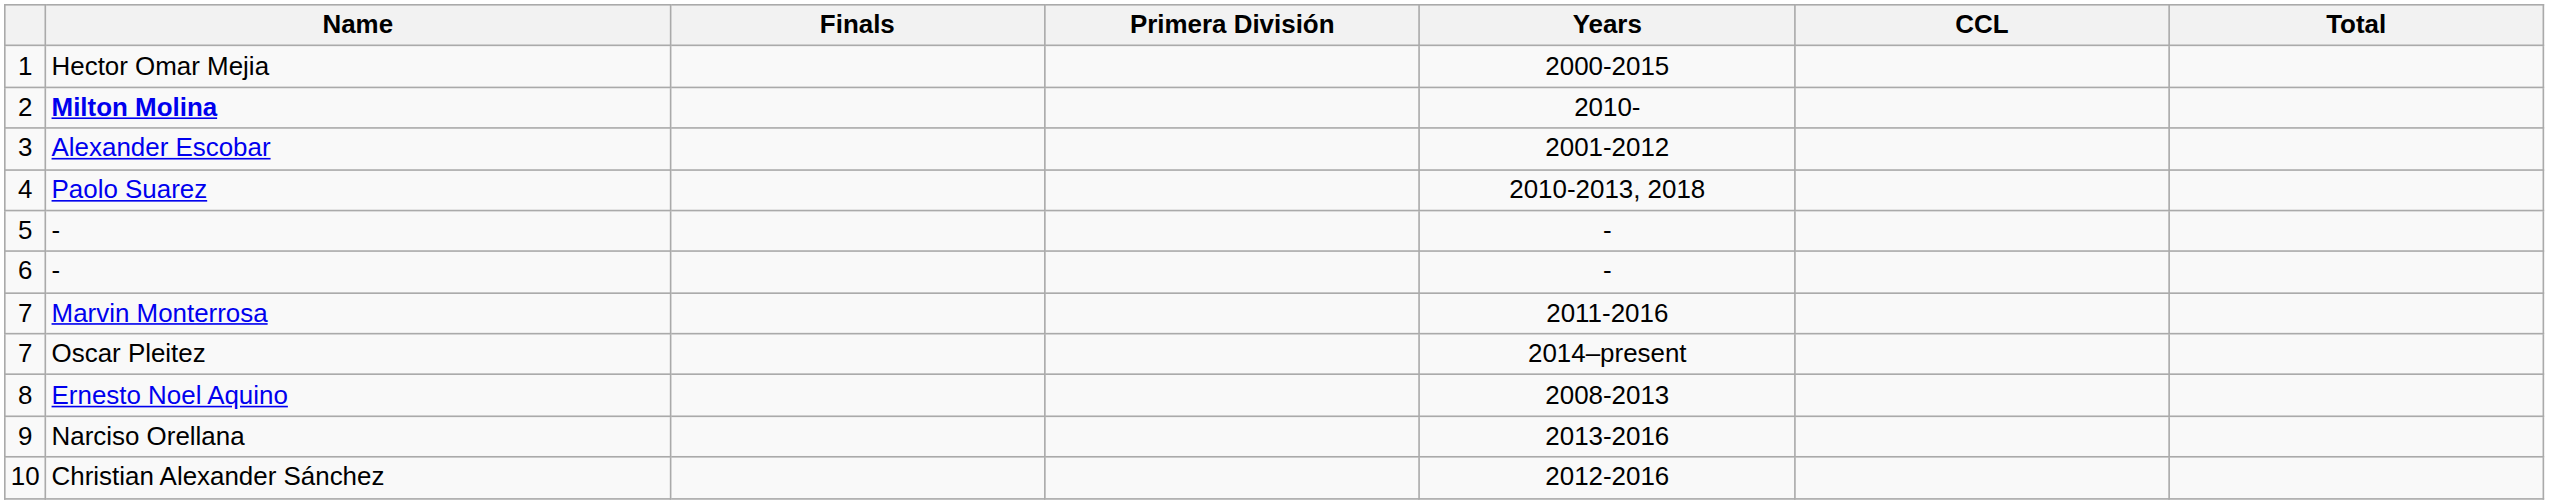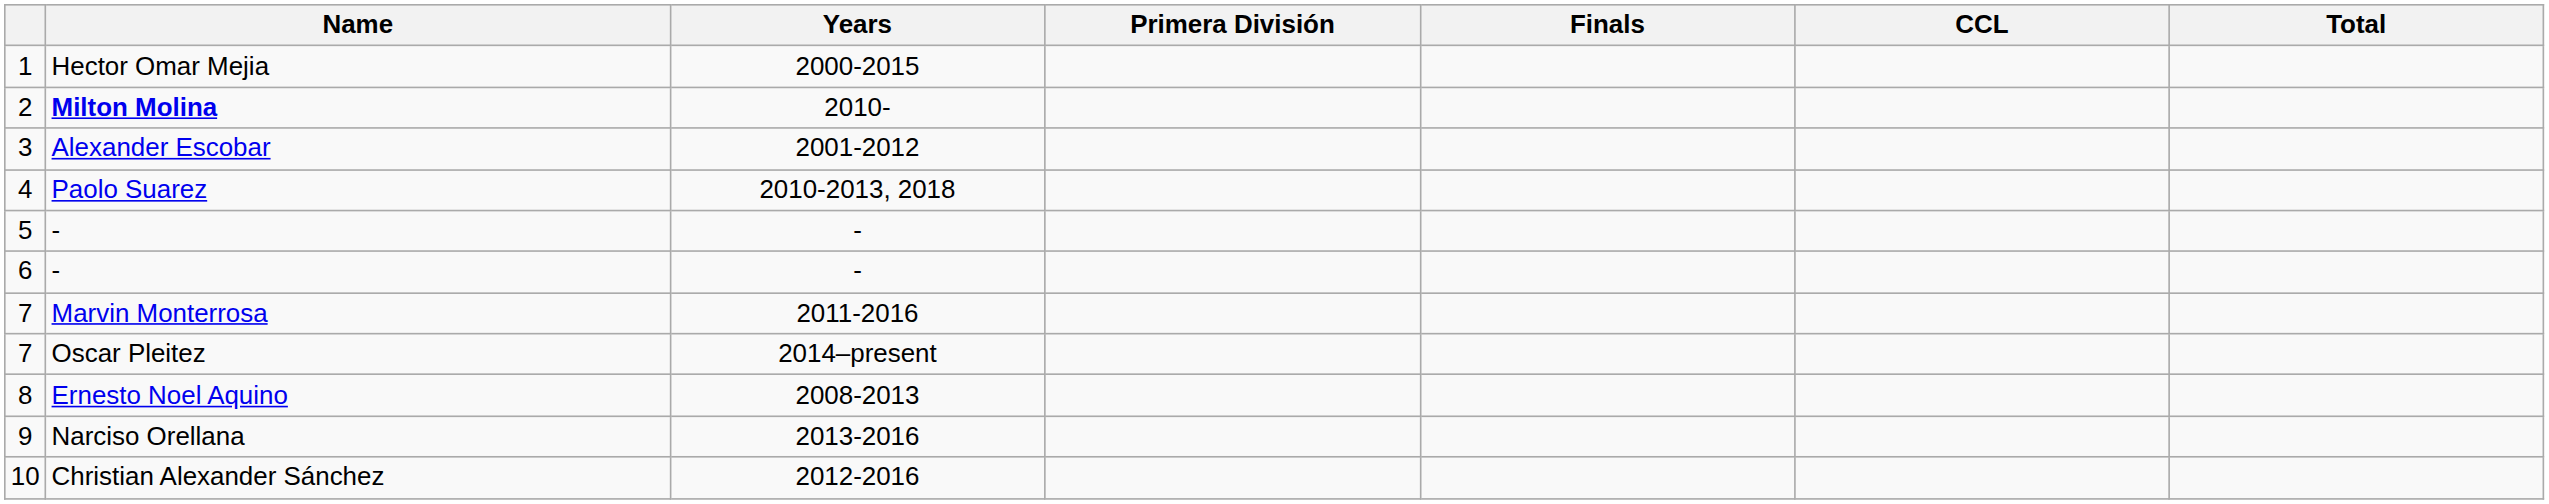columns swapped: (1607, 25) <-> (857, 25)
